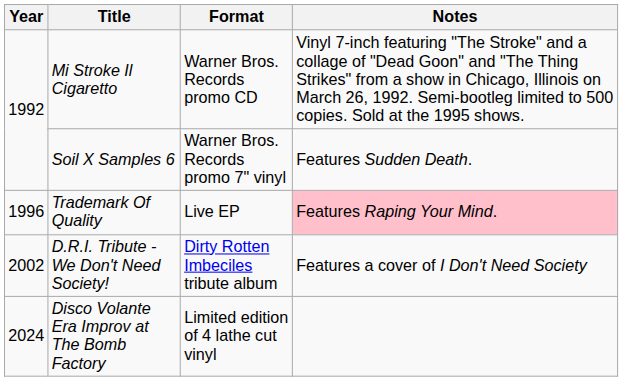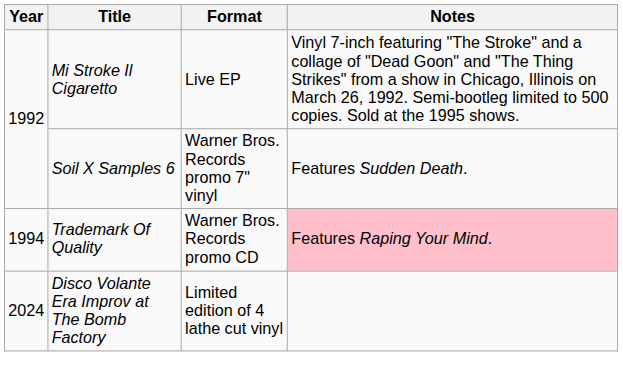(231, 79) Warner Bros. Records promo CD -> (213, 79) Live EP
(26, 212) 1996 -> (26, 239) 1994
(212, 212) Live EP -> (232, 239) Warner Bros. Records promo CD
- row: (106, 265)
